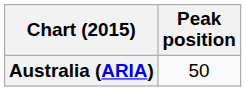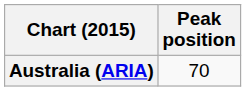(199, 70) 50 -> (199, 70) 70
